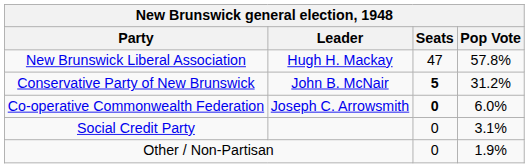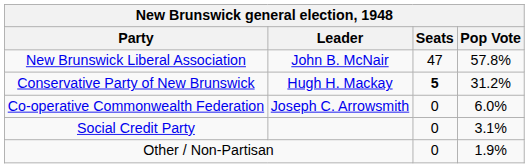(340, 60) Hugh H. Mackay -> (340, 60) John B. McNair
(340, 83) John B. McNair -> (340, 83) Hugh H. Mackay
(435, 106) bold -> (435, 106) normal
